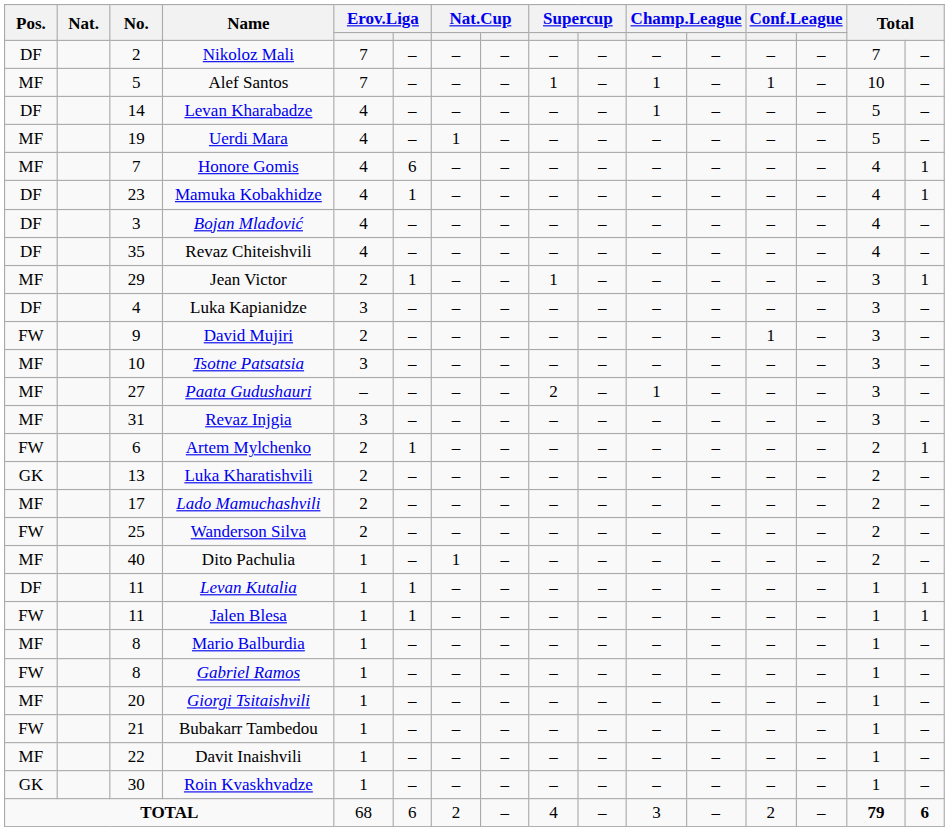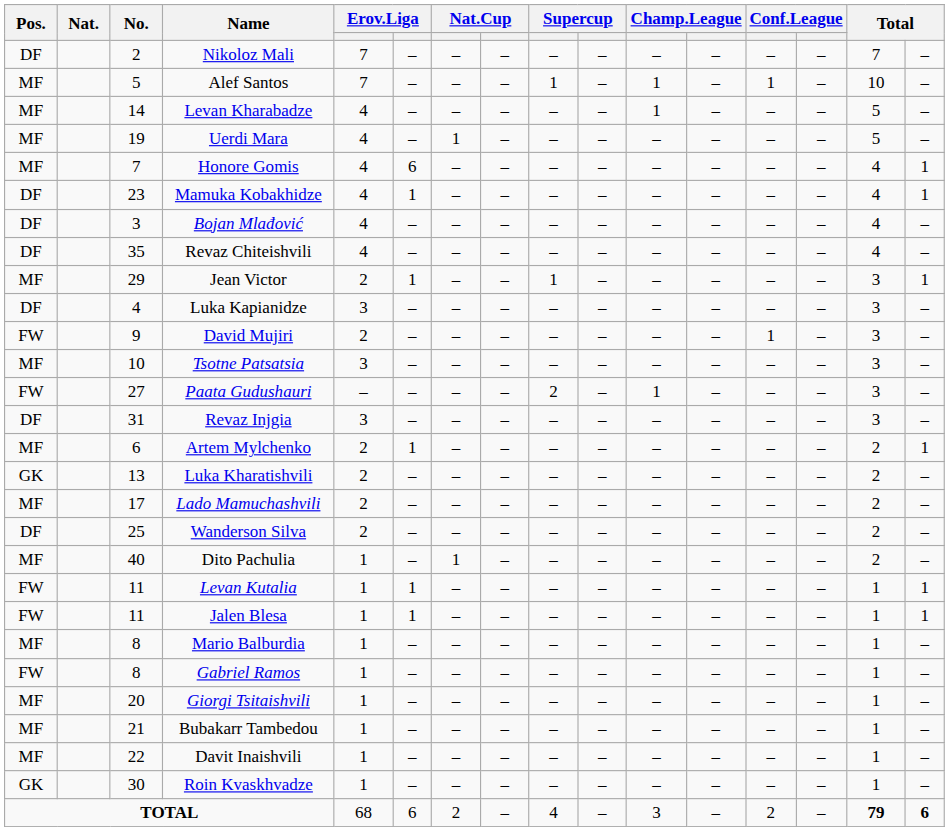(31, 110) DF -> (31, 110) MF
(31, 391) MF -> (31, 391) FW
(31, 419) MF -> (31, 419) DF
(31, 447) FW -> (31, 447) MF
(31, 531) FW -> (31, 531) DF
(31, 588) DF -> (31, 588) FW
(31, 728) FW -> (31, 728) MF
